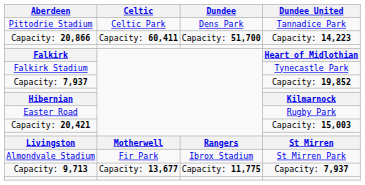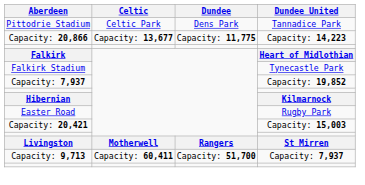(138, 38) Capacity: 60,411 -> (133, 38) Capacity: 13,677
(221, 38) Capacity: 51,700 -> (216, 38) Capacity: 11,775
- row: (51, 156)
(138, 170) Capacity: 13,677 -> (133, 156) Capacity: 60,411
(221, 170) Capacity: 11,775 -> (216, 156) Capacity: 51,700
